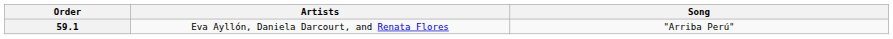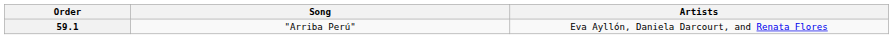columns swapped: (320, 12) <-> (699, 12)
